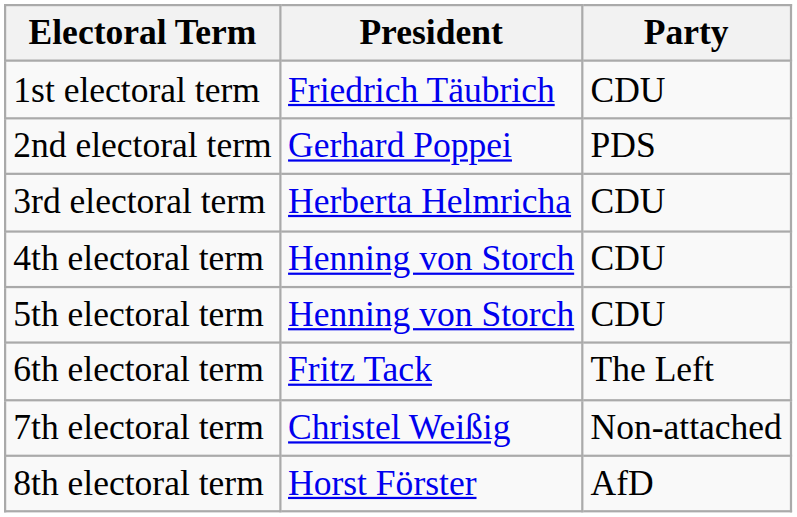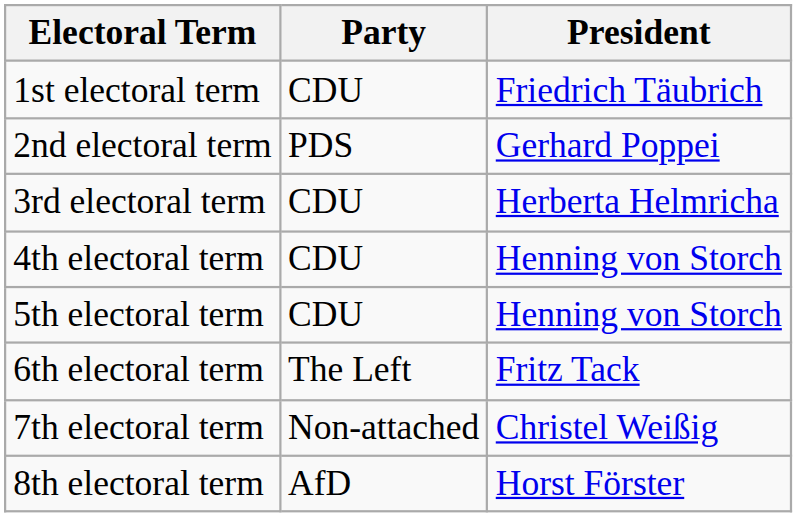columns swapped: (431, 32) <-> (686, 32)
